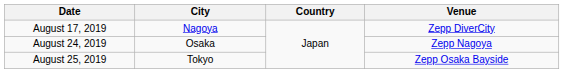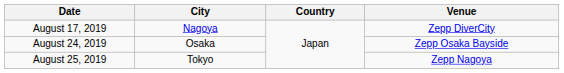(462, 44) Zepp Nagoya -> (462, 44) Zepp Osaka Bayside
(462, 60) Zepp Osaka Bayside -> (462, 60) Zepp Nagoya
